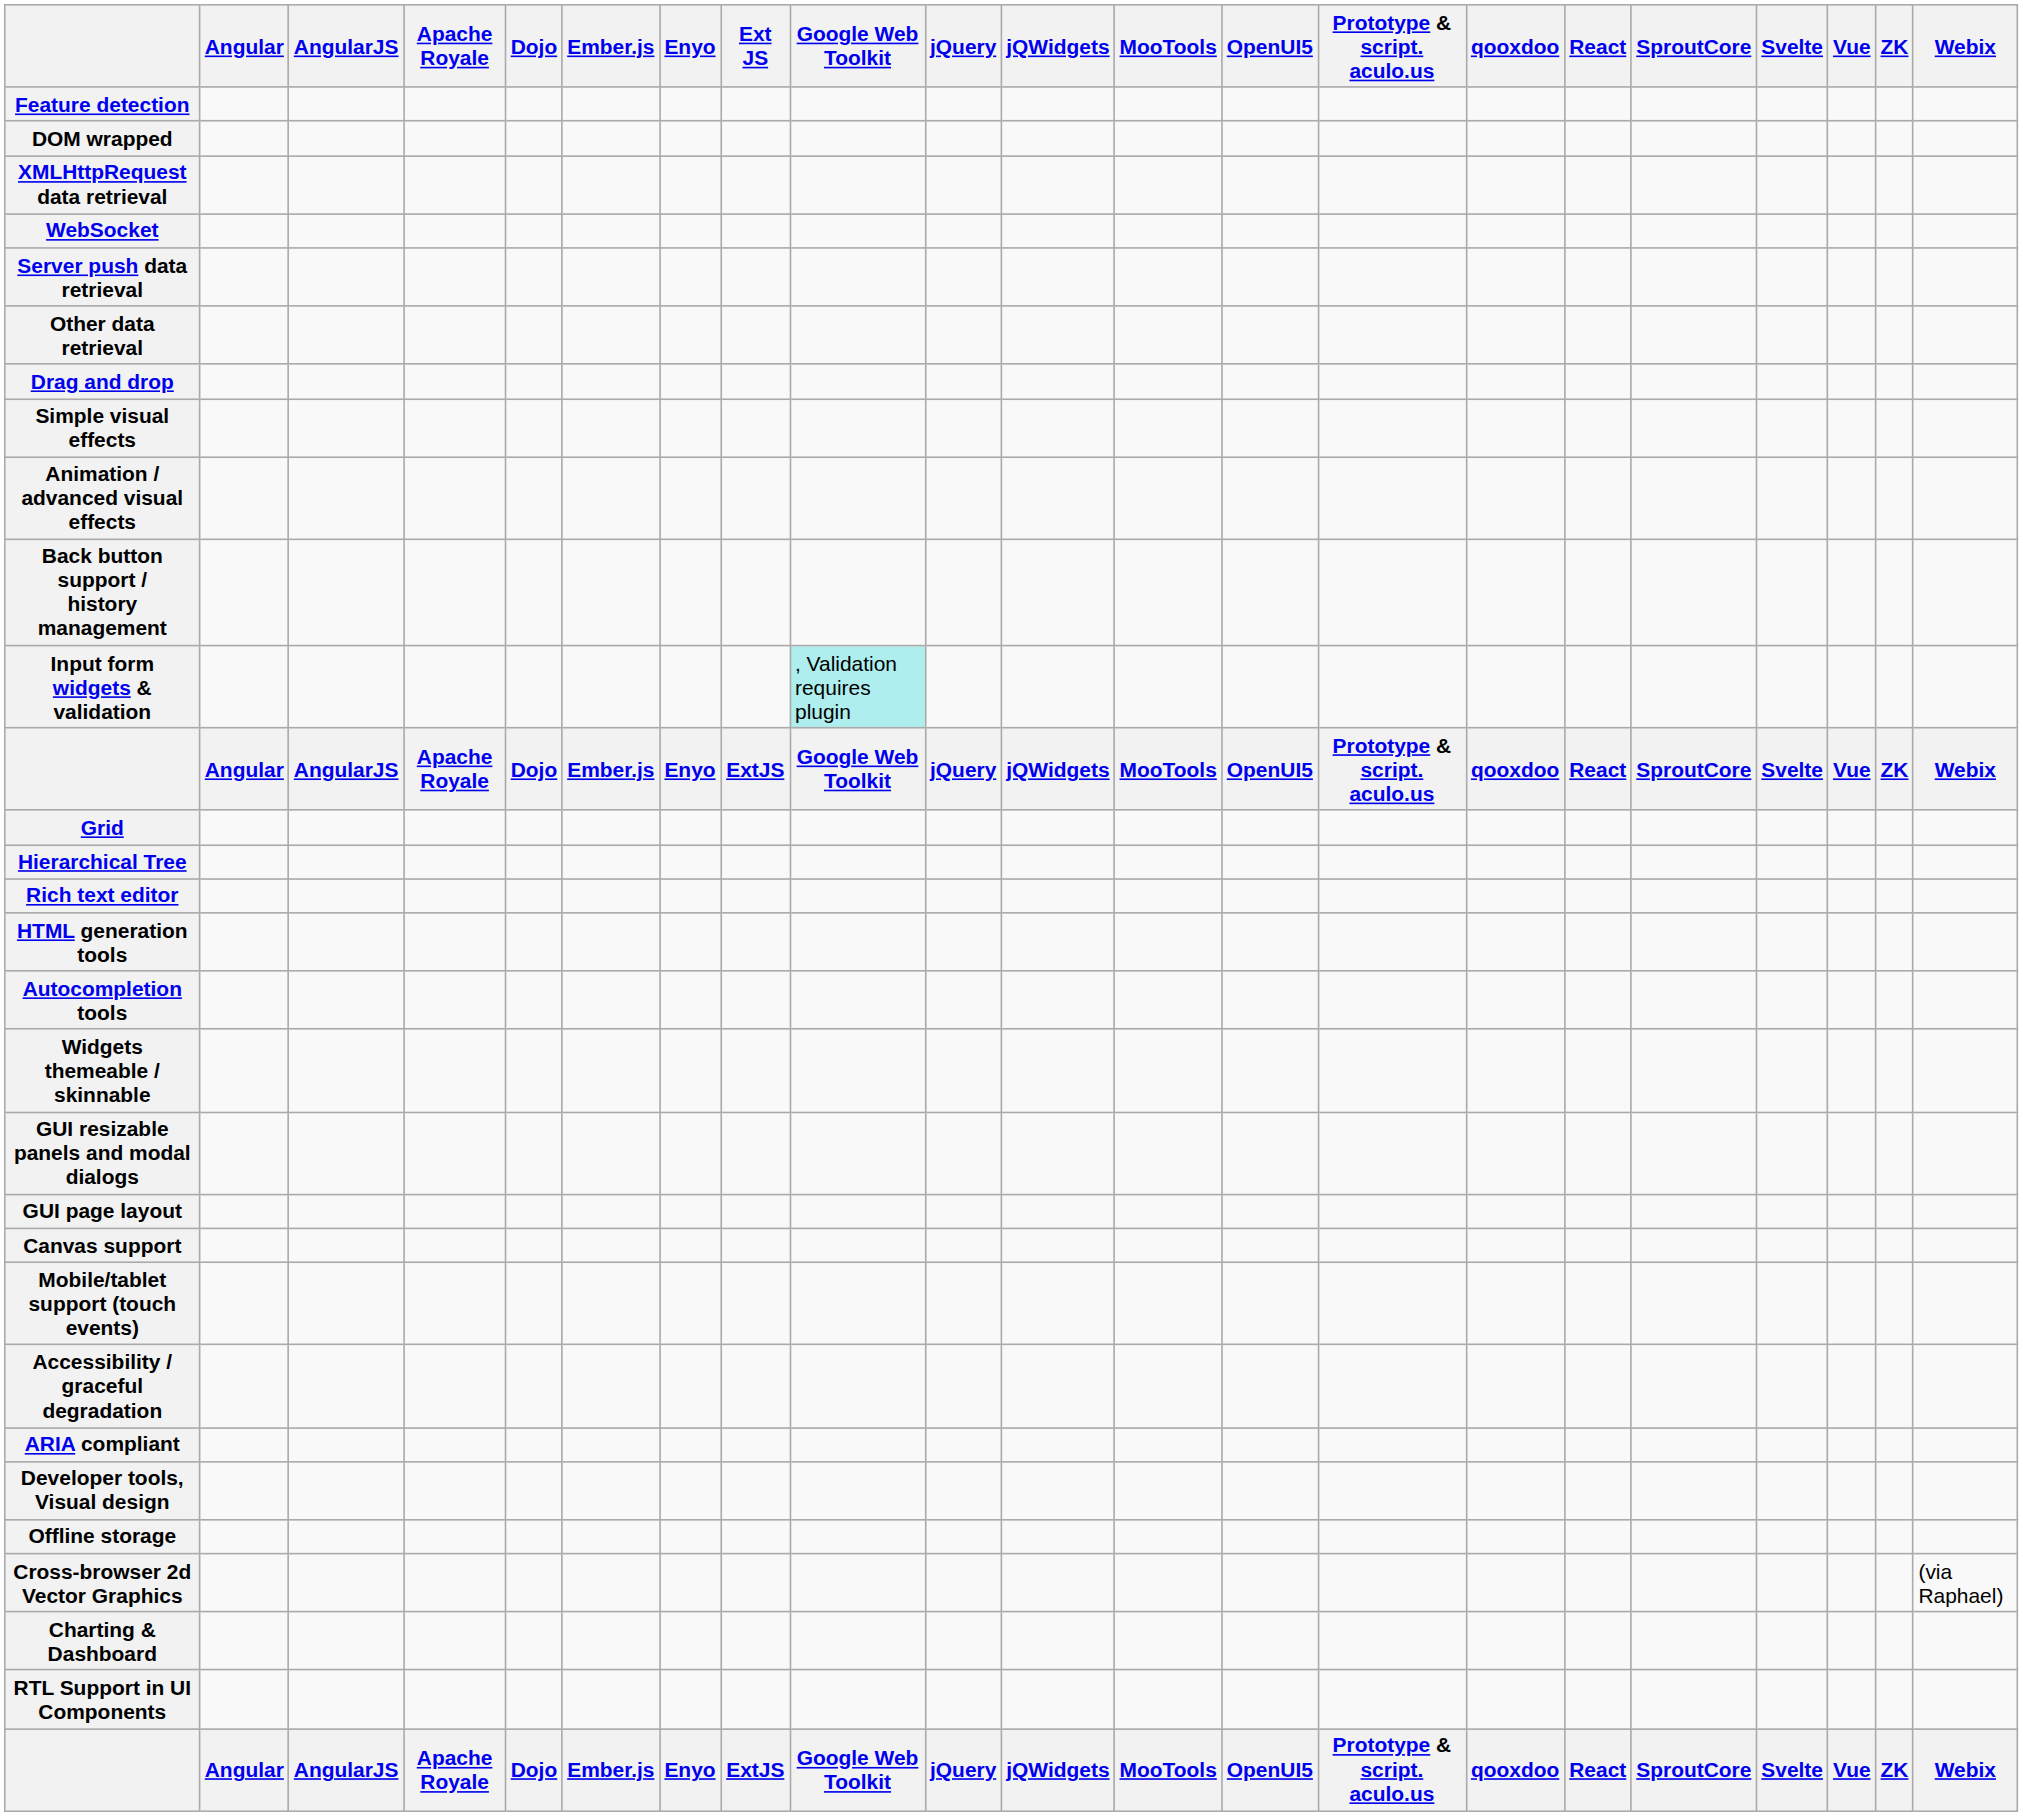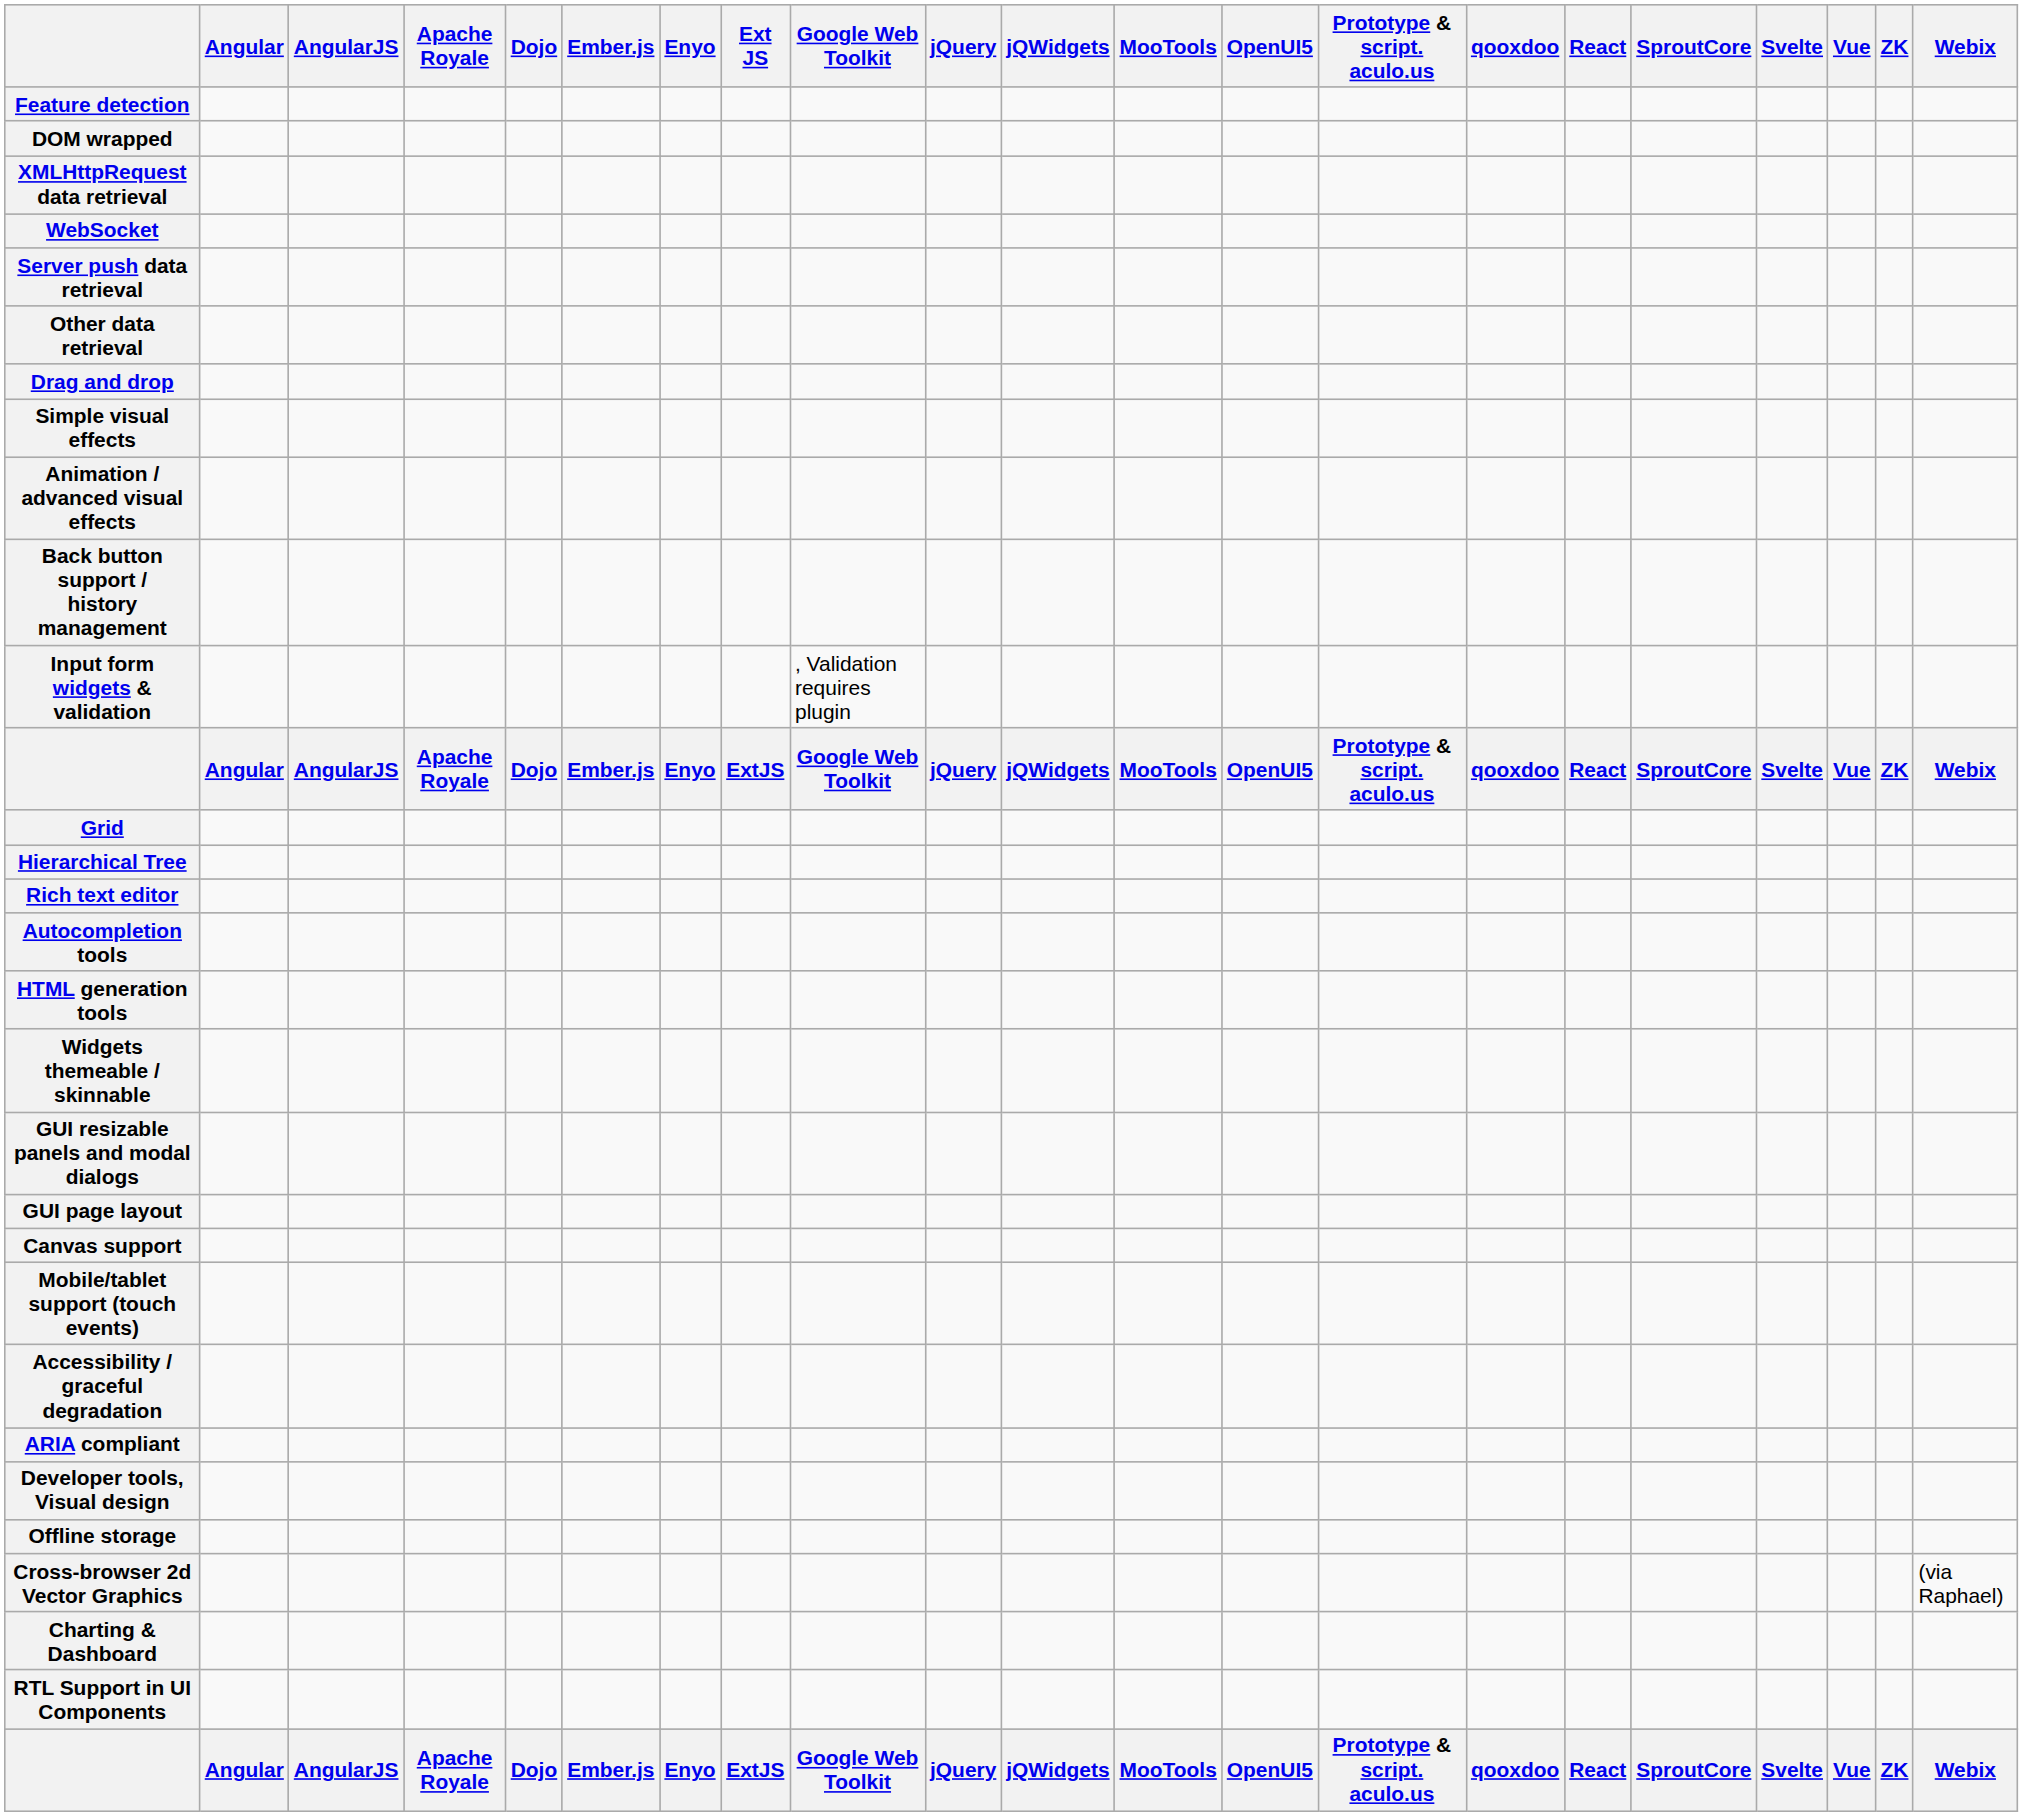(846, 687) paleturquoise background -> (846, 687) no background
rows swapped: (102, 1000) <-> (102, 942)
